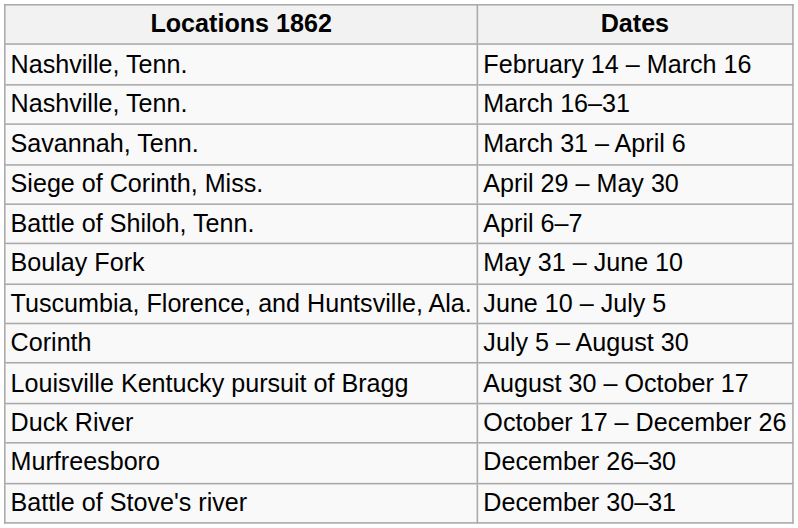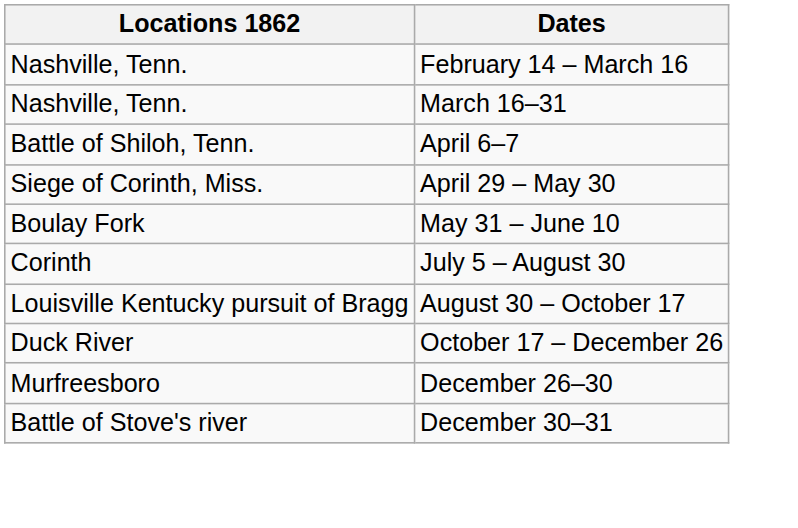- row: (585, 143)
rows swapped: (533, 223) <-> (581, 183)
- row: (575, 303)
